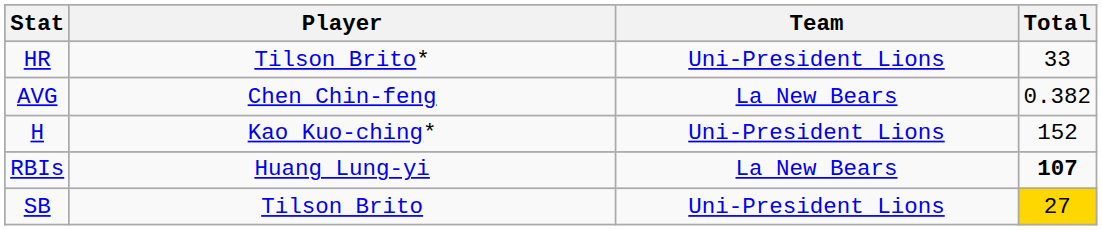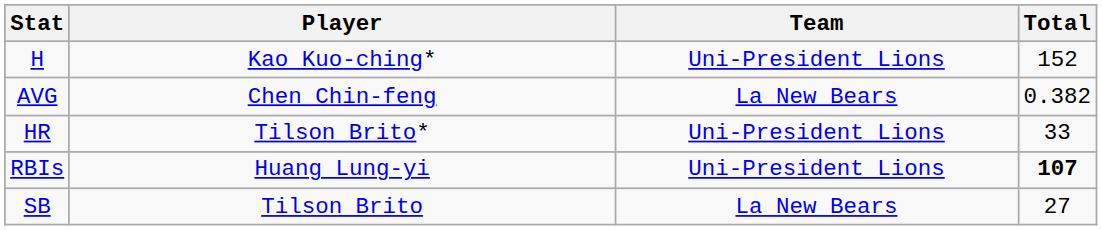rows swapped: (37, 60) <-> (37, 133)
(816, 170) La New Bears -> (816, 170) Uni-President Lions
(816, 206) Uni-President Lions -> (816, 206) La New Bears
(1057, 206) gold background -> (1057, 206) no background
